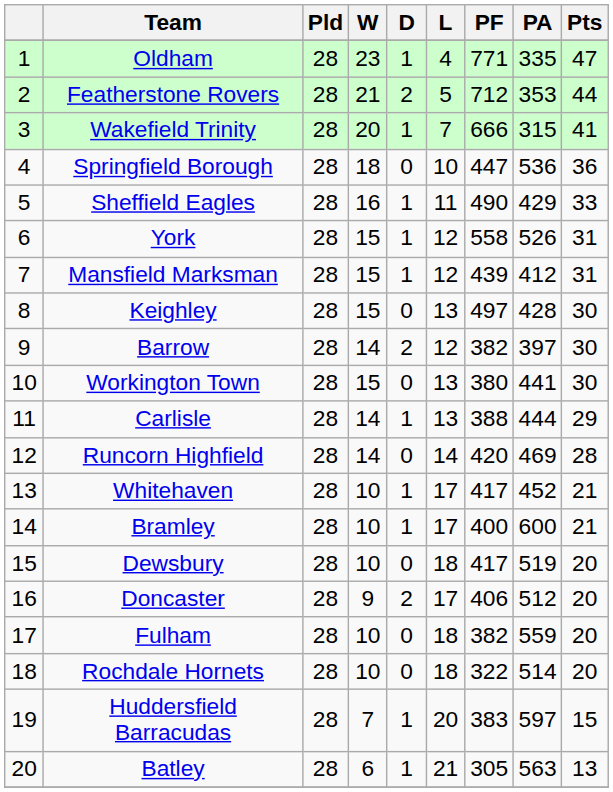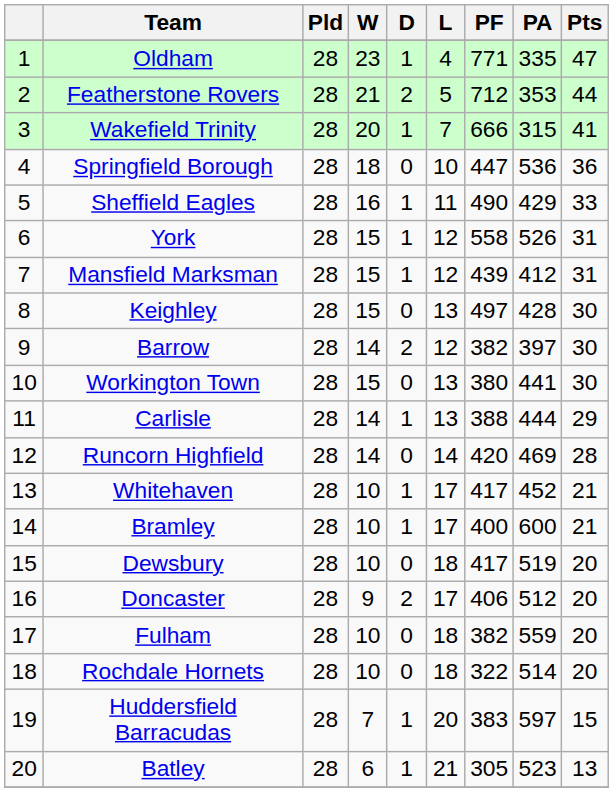(538, 768) 563 -> (538, 768) 523
